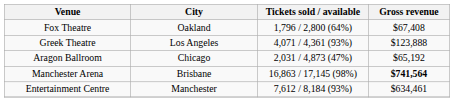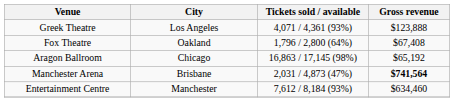rows swapped: (68, 27) <-> (68, 43)
(313, 58) 2,031 / 4,873 (47%) -> (313, 58) 16,863 / 17,145 (98%)
(313, 74) 16,863 / 17,145 (98%) -> (313, 74) 2,031 / 4,873 (47%)
(409, 89) $634,461 -> (409, 89) $634,460
